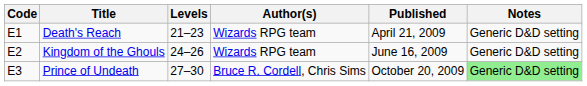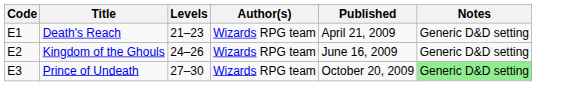(290, 71) Bruce R. Cordell, Chris Sims -> (265, 71) Wizards RPG team
